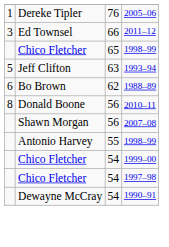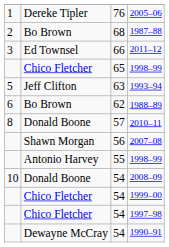+ row: (48, 31)
(113, 104) 56 -> (119, 123) 57
+ row: (57, 178)
